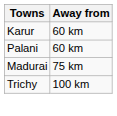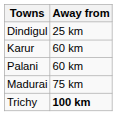+ row: (27, 31)
(71, 84) normal -> (72, 102) bold
